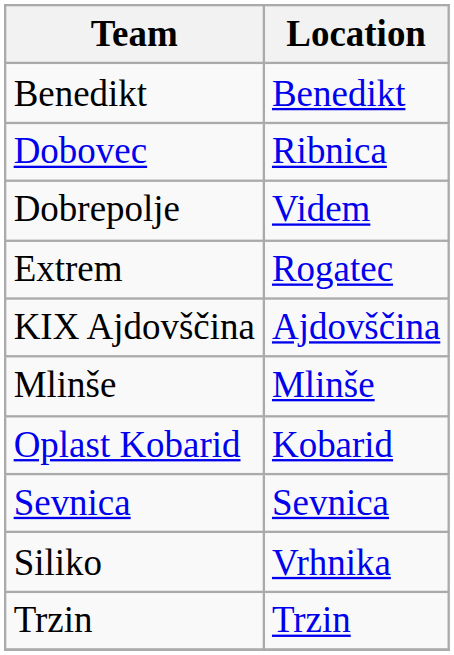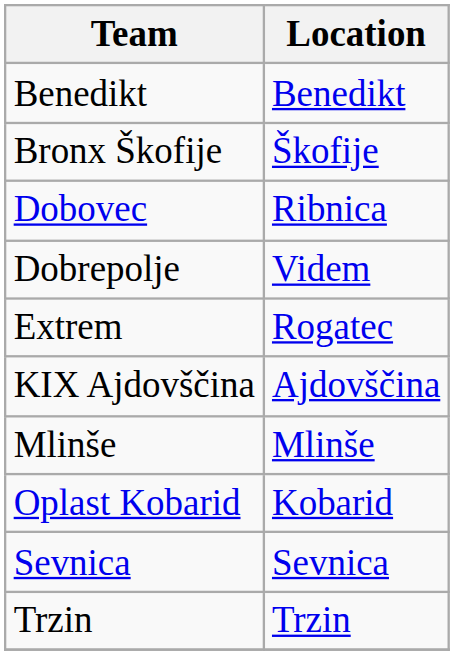+ row: (118, 151)
- row: (58, 561)
